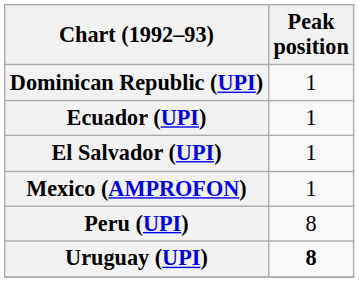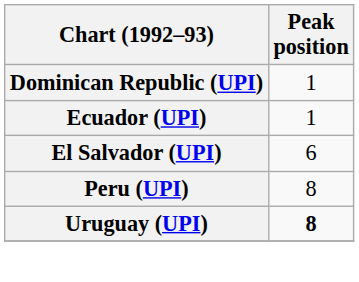(311, 152) 1 -> (311, 152) 6
- row: (136, 188)
